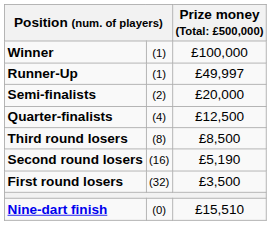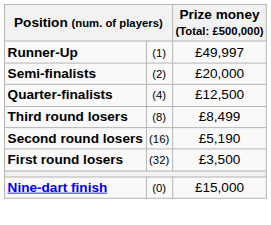- row: (31, 52)
(219, 138) £8,500 -> (219, 116) £8,499
(219, 209) £15,510 -> (219, 187) £15,000
